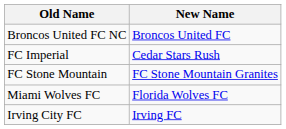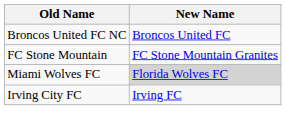- row: (38, 54)
(180, 94) no background -> (180, 74) lightgrey background
